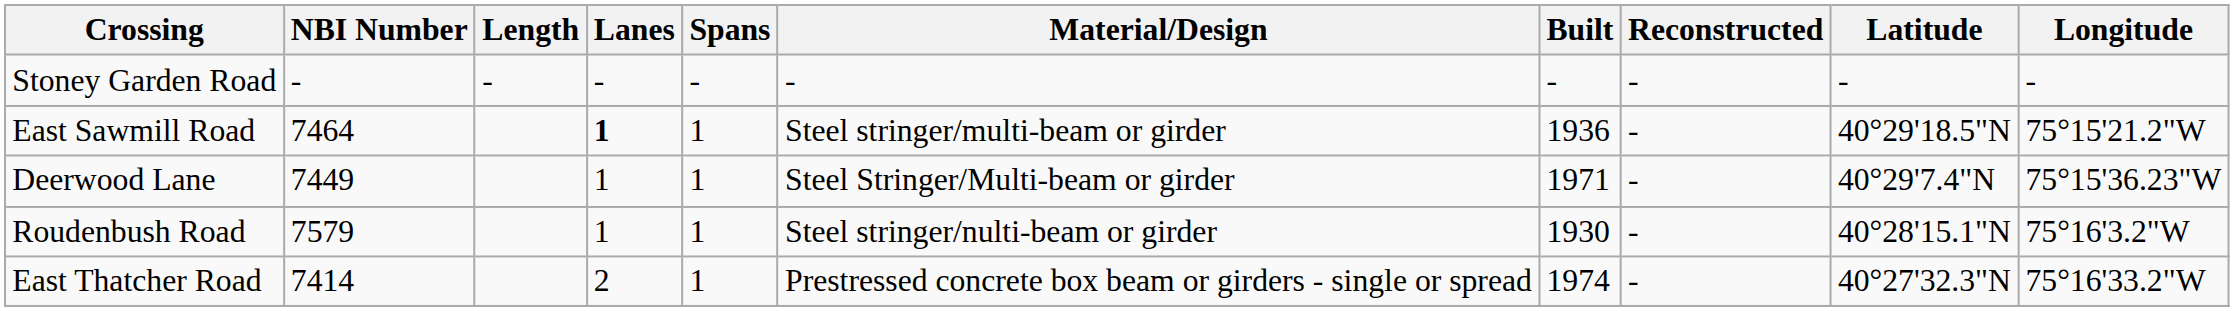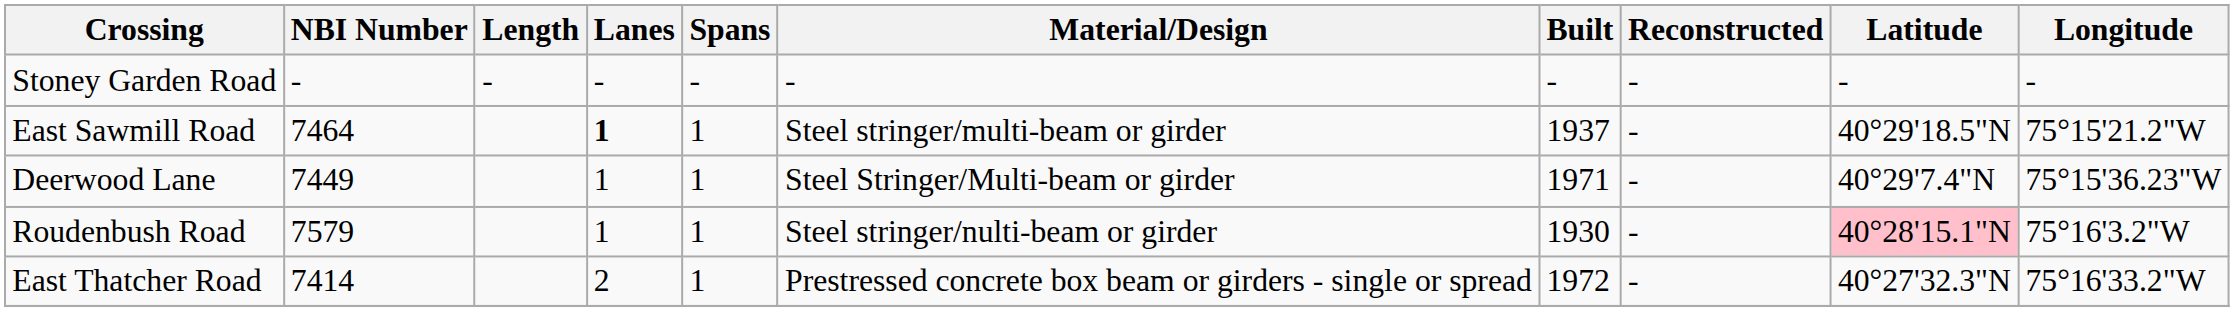(1578, 130) 1936 -> (1578, 130) 1937
(1924, 230) no background -> (1924, 230) pink background
(1578, 280) 1974 -> (1578, 280) 1972
